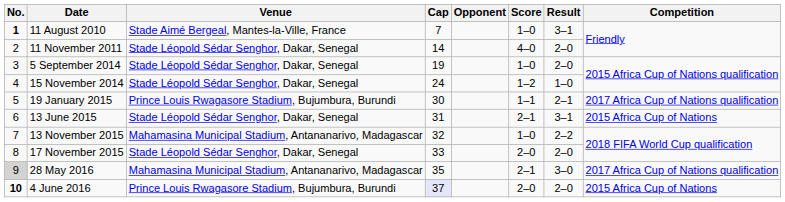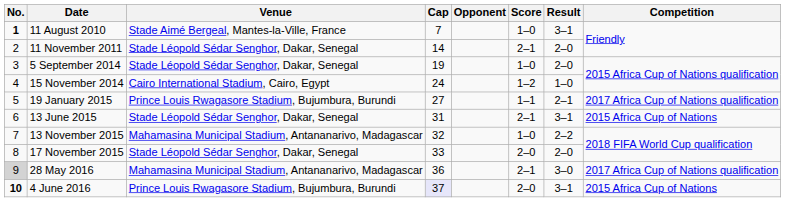(526, 48) 4–0 -> (526, 48) 2–1
(244, 83) Stade Léopold Sédar Senghor, Dakar, Senegal -> (229, 83) Cairo International Stadium, Cairo, Egypt
(438, 100) 30 -> (438, 100) 27
(438, 170) 35 -> (438, 170) 36
(564, 188) 2–0 -> (564, 188) 3–1
